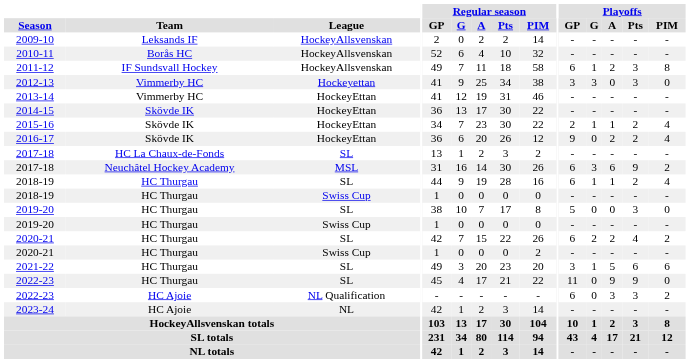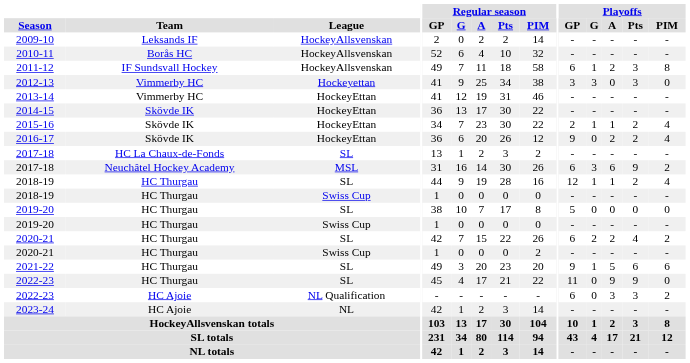(572, 181) 6 -> (572, 181) 12
(635, 210) 3 -> (635, 210) 0
(572, 266) 3 -> (572, 266) 9
